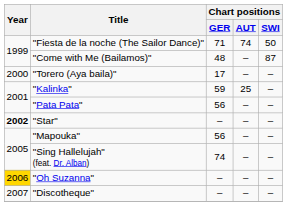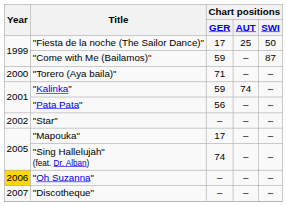(220, 43) 71 -> (220, 43) 17
(246, 43) 74 -> (246, 43) 25
(220, 58) 48 -> (220, 58) 59
(220, 74) 17 -> (220, 74) 71
(246, 89) 25 -> (246, 89) 74
(17, 120) bold -> (17, 120) normal
(220, 136) 56 -> (220, 136) 17
